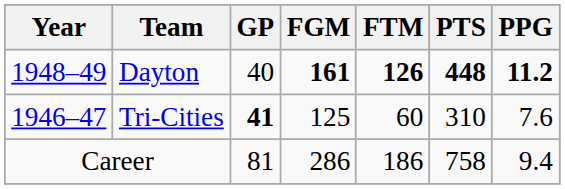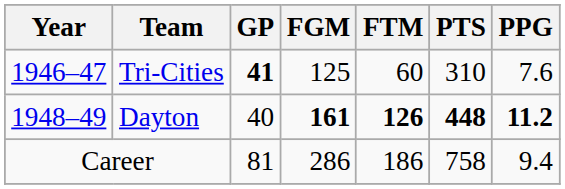rows swapped: (171, 116) <-> (159, 71)
